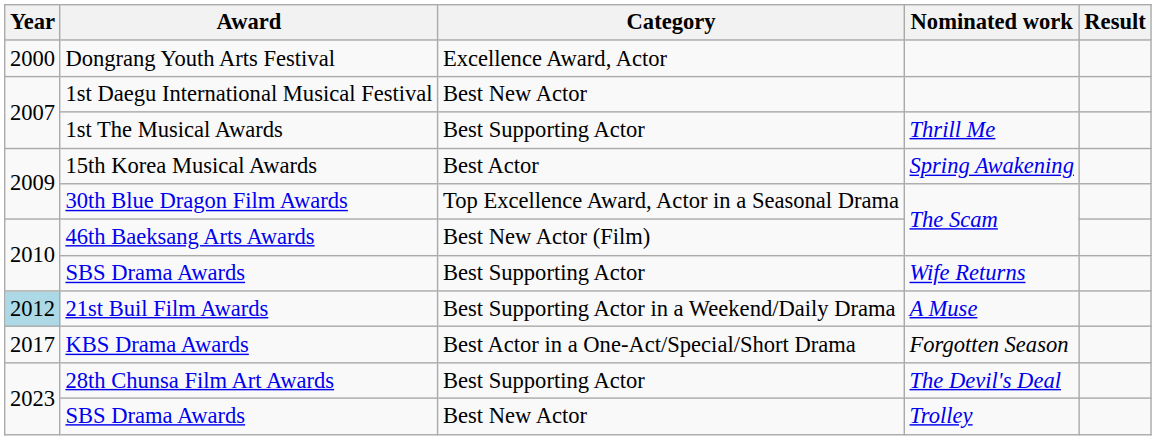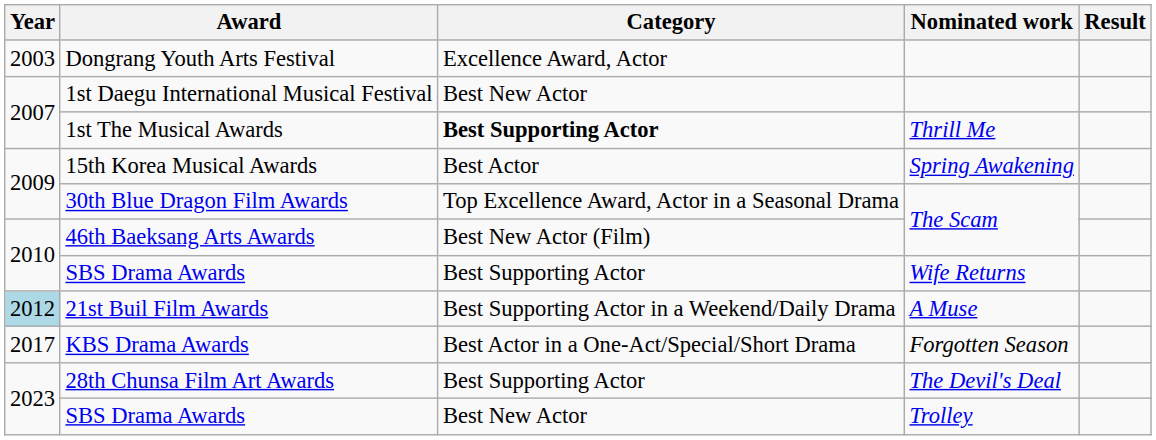(32, 58) 2000 -> (32, 58) 2003
(544, 129) normal -> (551, 129) bold
